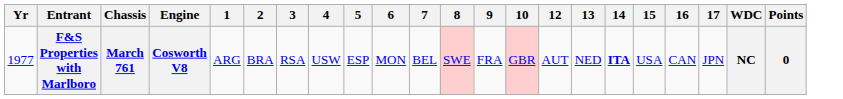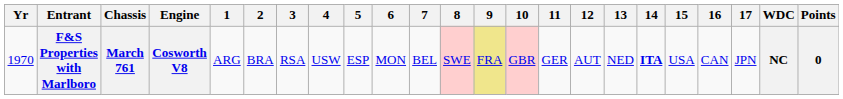+ column: (555, 15)
(21, 60) 1977 -> (21, 60) 1970
(490, 60) no background -> (490, 60) khaki background
